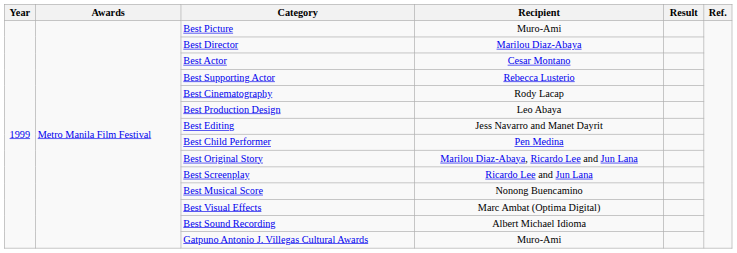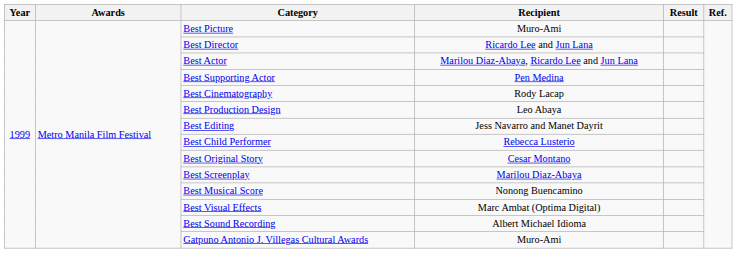(539, 45) Marilou Diaz-Abaya -> (539, 45) Ricardo Lee and Jun Lana
(539, 61) Cesar Montano -> (539, 61) Marilou Diaz-Abaya, Ricardo Lee and Jun Lana
(539, 77) Rebecca Lusterio -> (539, 77) Pen Medina
(539, 142) Pen Medina -> (539, 142) Rebecca Lusterio
(539, 158) Marilou Diaz-Abaya, Ricardo Lee and Jun Lana -> (539, 158) Cesar Montano
(539, 175) Ricardo Lee and Jun Lana -> (539, 175) Marilou Diaz-Abaya
